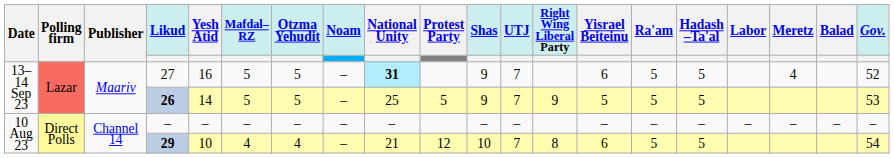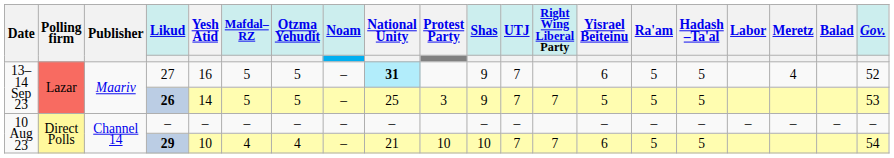(444, 101) 5 -> (444, 101) 3
(555, 101) 9 -> (555, 101) 7
(444, 144) 12 -> (444, 144) 10
(555, 144) 8 -> (555, 144) 7
